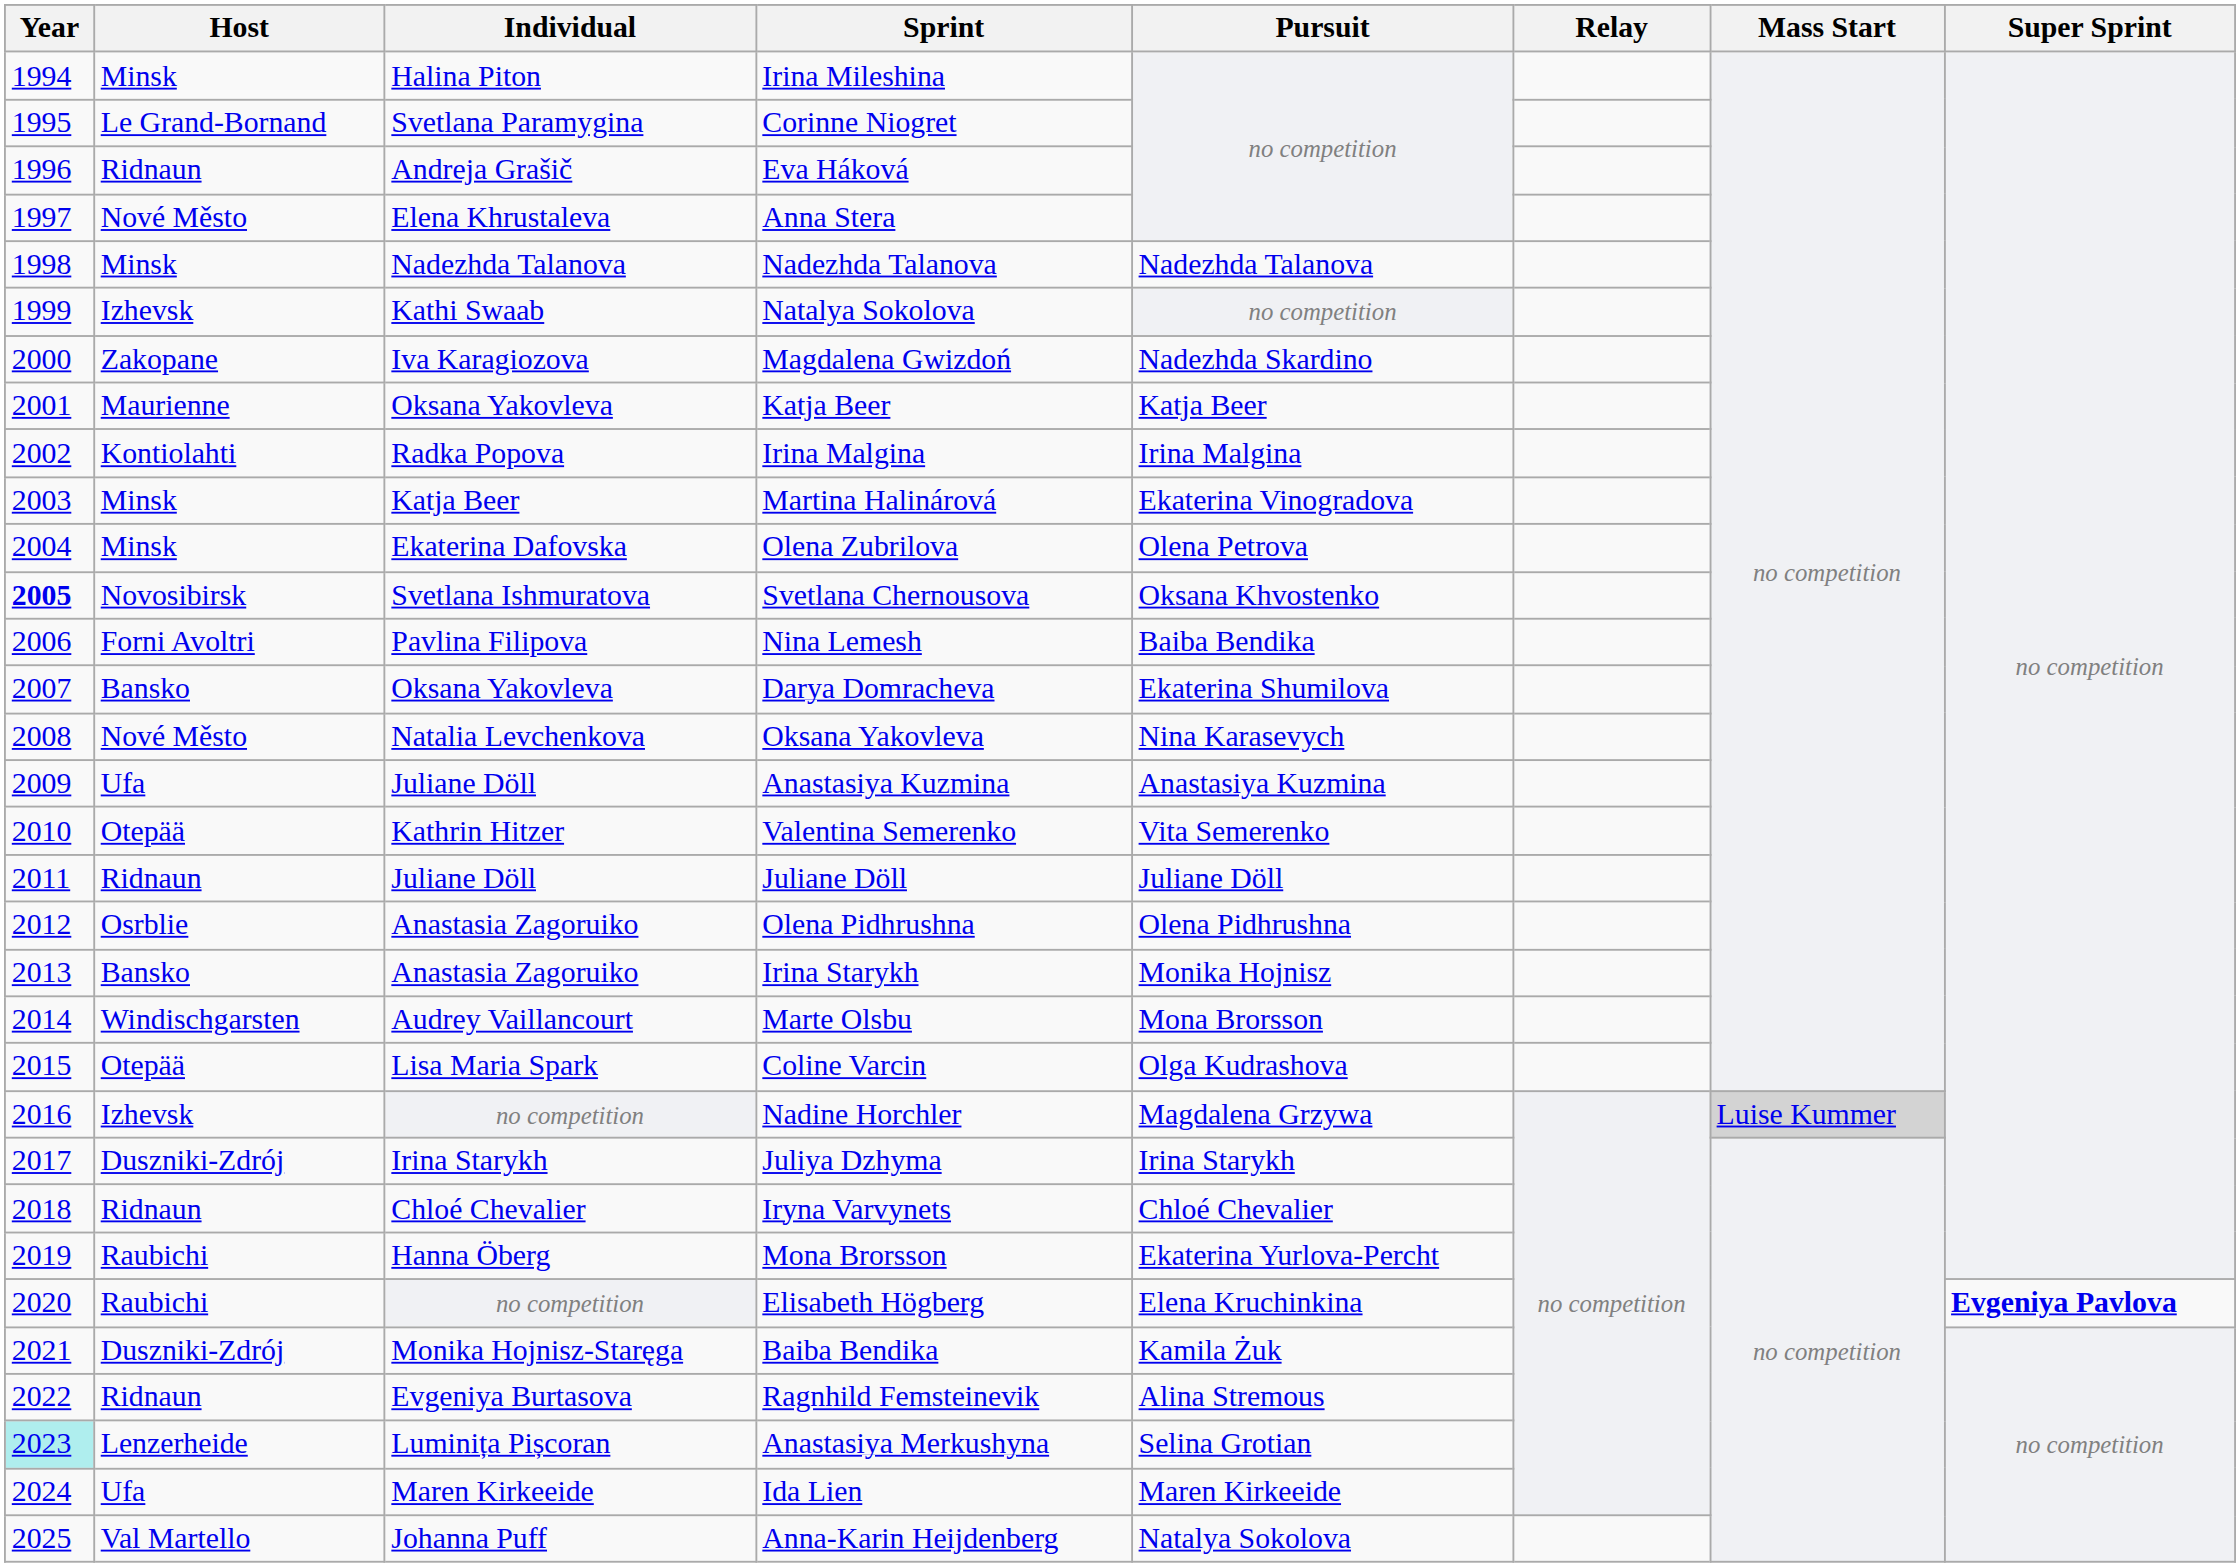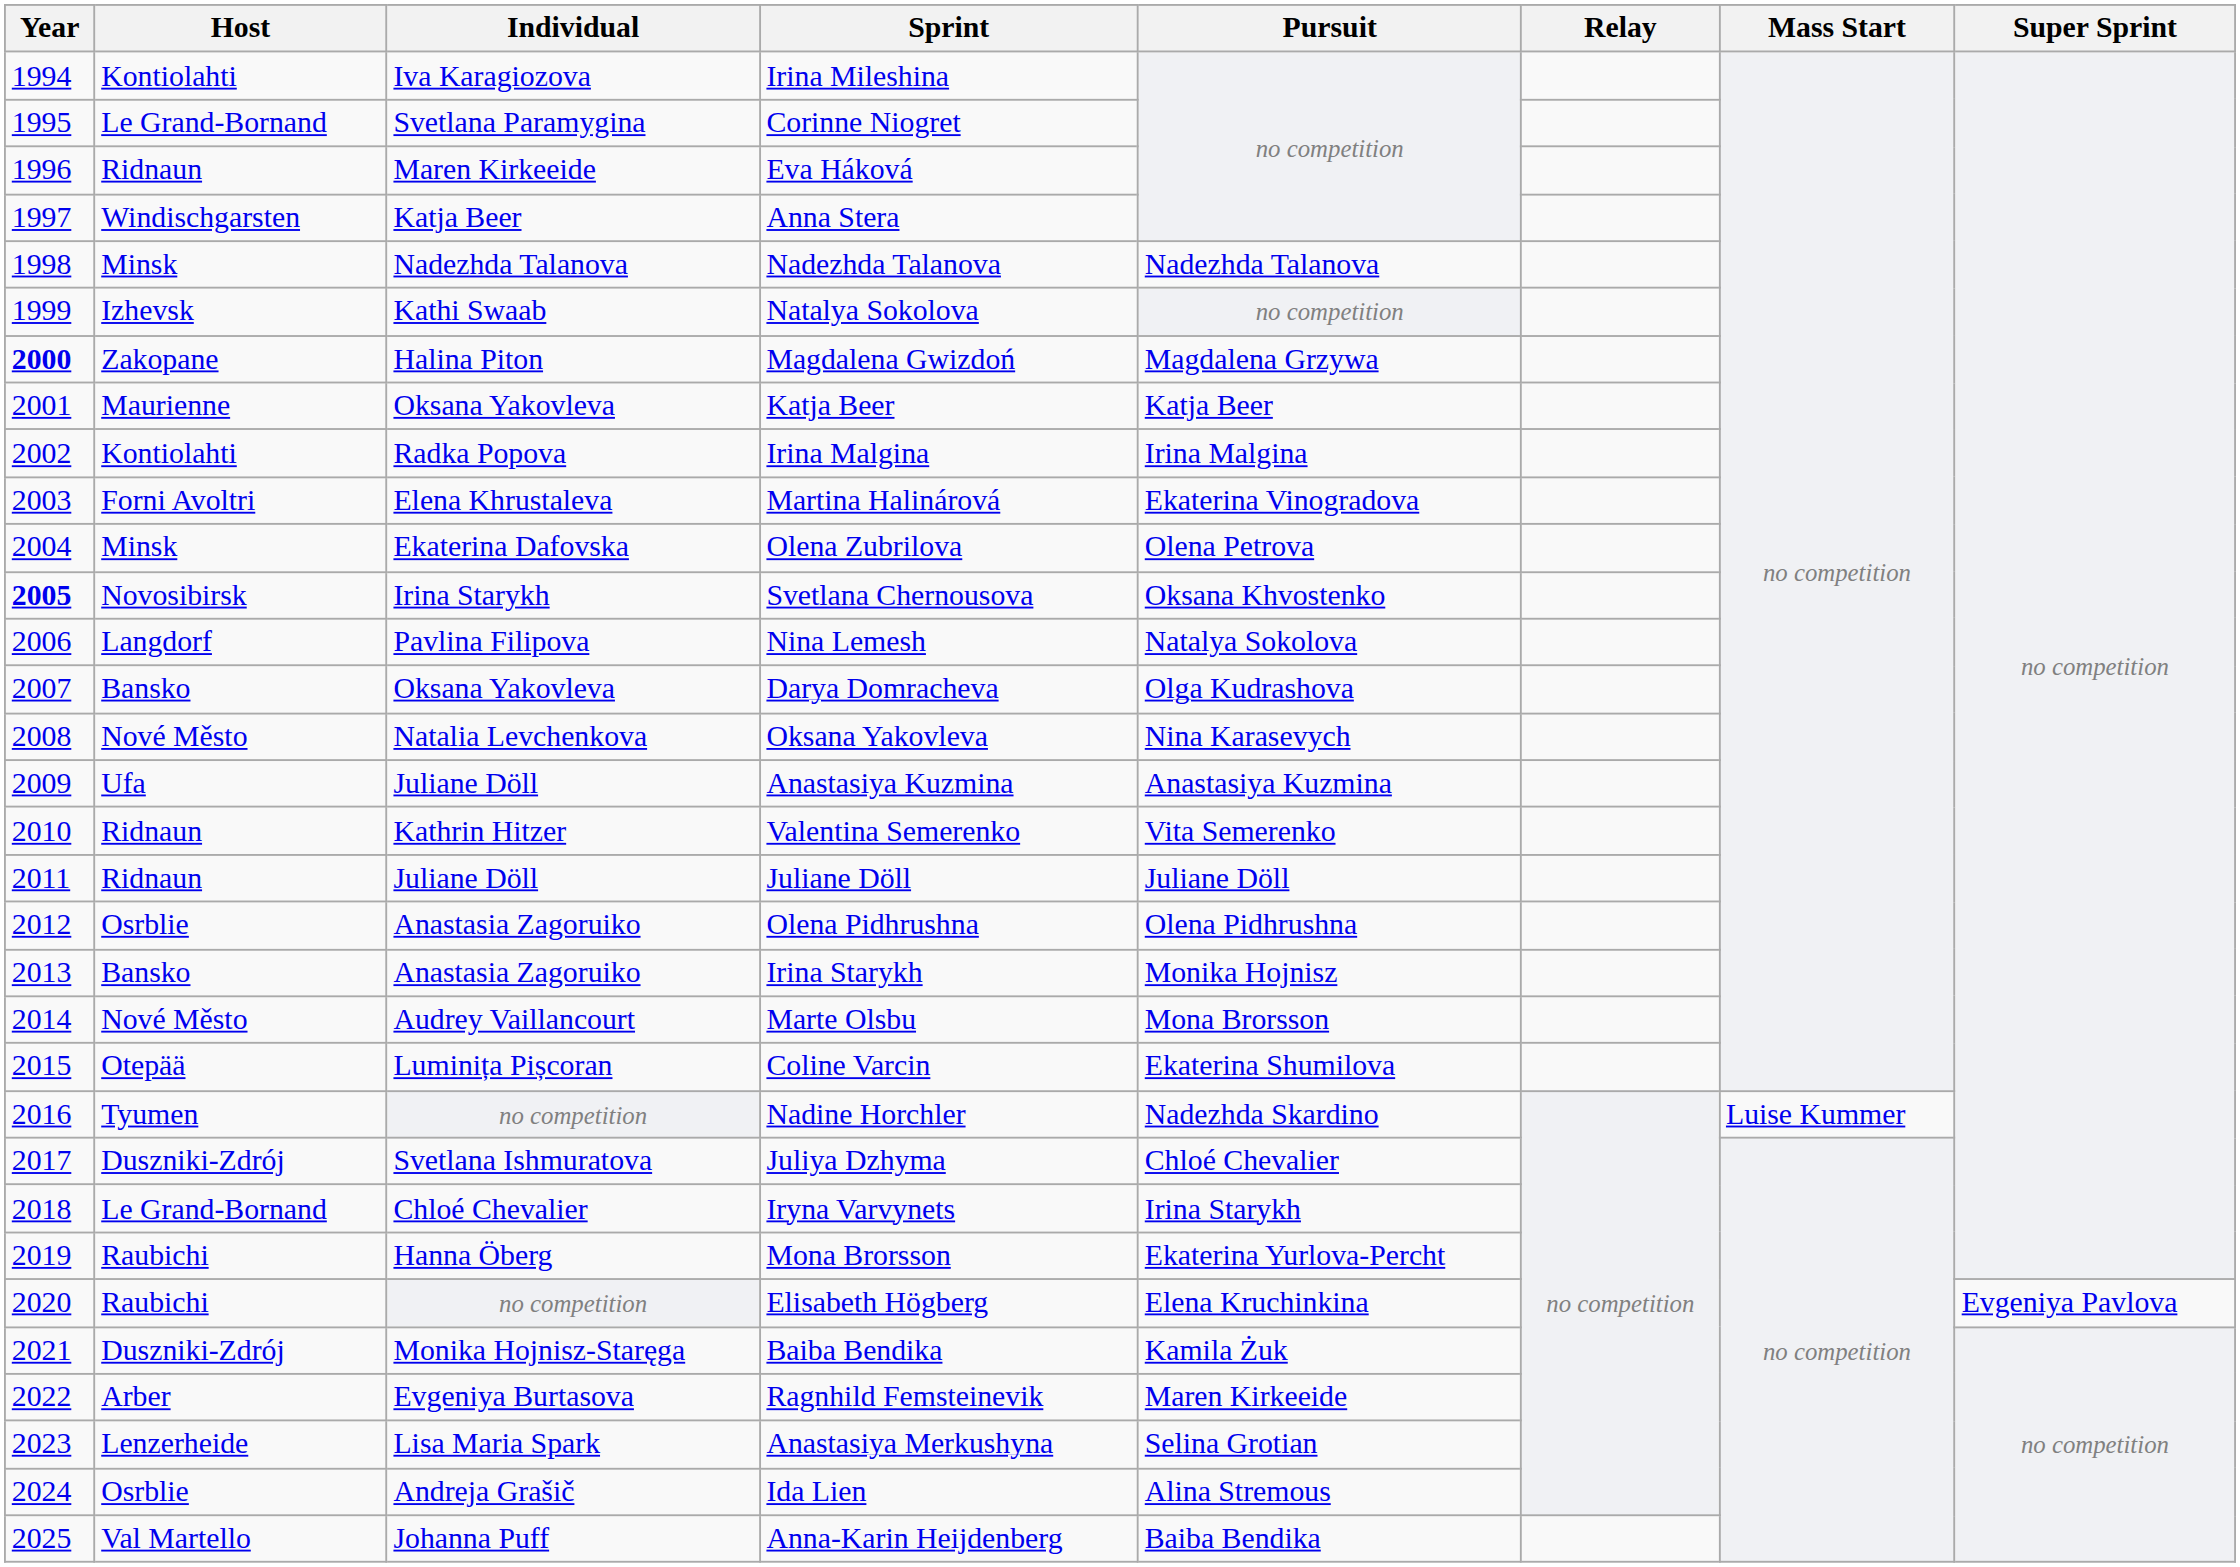(139, 75) Minsk -> (169, 75) Kontiolahti
(466, 75) Halina Piton -> (492, 75) Iva Karagiozova
(482, 169) Andreja Grašič -> (495, 169) Maren Kirkeeide
(174, 216) Nové Město -> (201, 216) Windischgarsten
(501, 216) Elena Khrustaleva -> (457, 216) Katja Beer
(42, 358) normal -> (42, 358) bold
(490, 358) Iva Karagiozova -> (468, 358) Halina Piton
(1256, 358) Nadezhda Skardino -> (1262, 358) Magdalena Grzywa
(139, 500) Minsk -> (178, 500) Forni Avoltri
(455, 500) Katja Beer -> (503, 500) Elena Khrustaleva
(521, 594) Svetlana Ishmuratova -> (472, 594) Irina Starykh
(178, 641) Forni Avoltri -> (157, 641) Langdorf
(1227, 641) Baiba Bendika -> (1251, 641) Natalya Sokolova
(1264, 688) Ekaterina Shumilova -> (1249, 688) Olga Kudrashova
(143, 830) Otepää -> (152, 830) Ridnaun
(200, 1019) Windischgarsten -> (174, 1019) Nové Město
(495, 1066) Lisa Maria Spark -> (503, 1066) Luminița Pișcoran
(1243, 1066) Olga Kudrashova -> (1270, 1066) Ekaterina Shumilova
(147, 1113) Izhevsk -> (150, 1113) Tyumen
(1256, 1113) Magdalena Grzywa -> (1262, 1113) Nadezhda Skardino
(1806, 1113) lightgrey background -> (1816, 1113) no background
(469, 1160) Irina Starykh -> (523, 1160) Svetlana Ishmuratova
(1217, 1160) Irina Starykh -> (1242, 1160) Chloé Chevalier
(151, 1208) Ridnaun -> (214, 1208) Le Grand-Bornand
(1236, 1208) Chloé Chevalier -> (1223, 1208) Irina Starykh
(2064, 1302) bold -> (2070, 1302) normal
(151, 1396) Ridnaun -> (136, 1396) Arber
(1232, 1396) Alina Stremous -> (1246, 1396) Maren Kirkeeide
(42, 1444) paleturquoise background -> (42, 1444) no background
(501, 1444) Luminița Pișcoran -> (497, 1444) Lisa Maria Spark
(123, 1491) Ufa -> (145, 1491) Osrblie
(493, 1491) Maren Kirkeeide -> (484, 1491) Andreja Grašič
(1240, 1491) Maren Kirkeeide -> (1238, 1491) Alina Stremous
(1245, 1538) Natalya Sokolova -> (1233, 1538) Baiba Bendika
